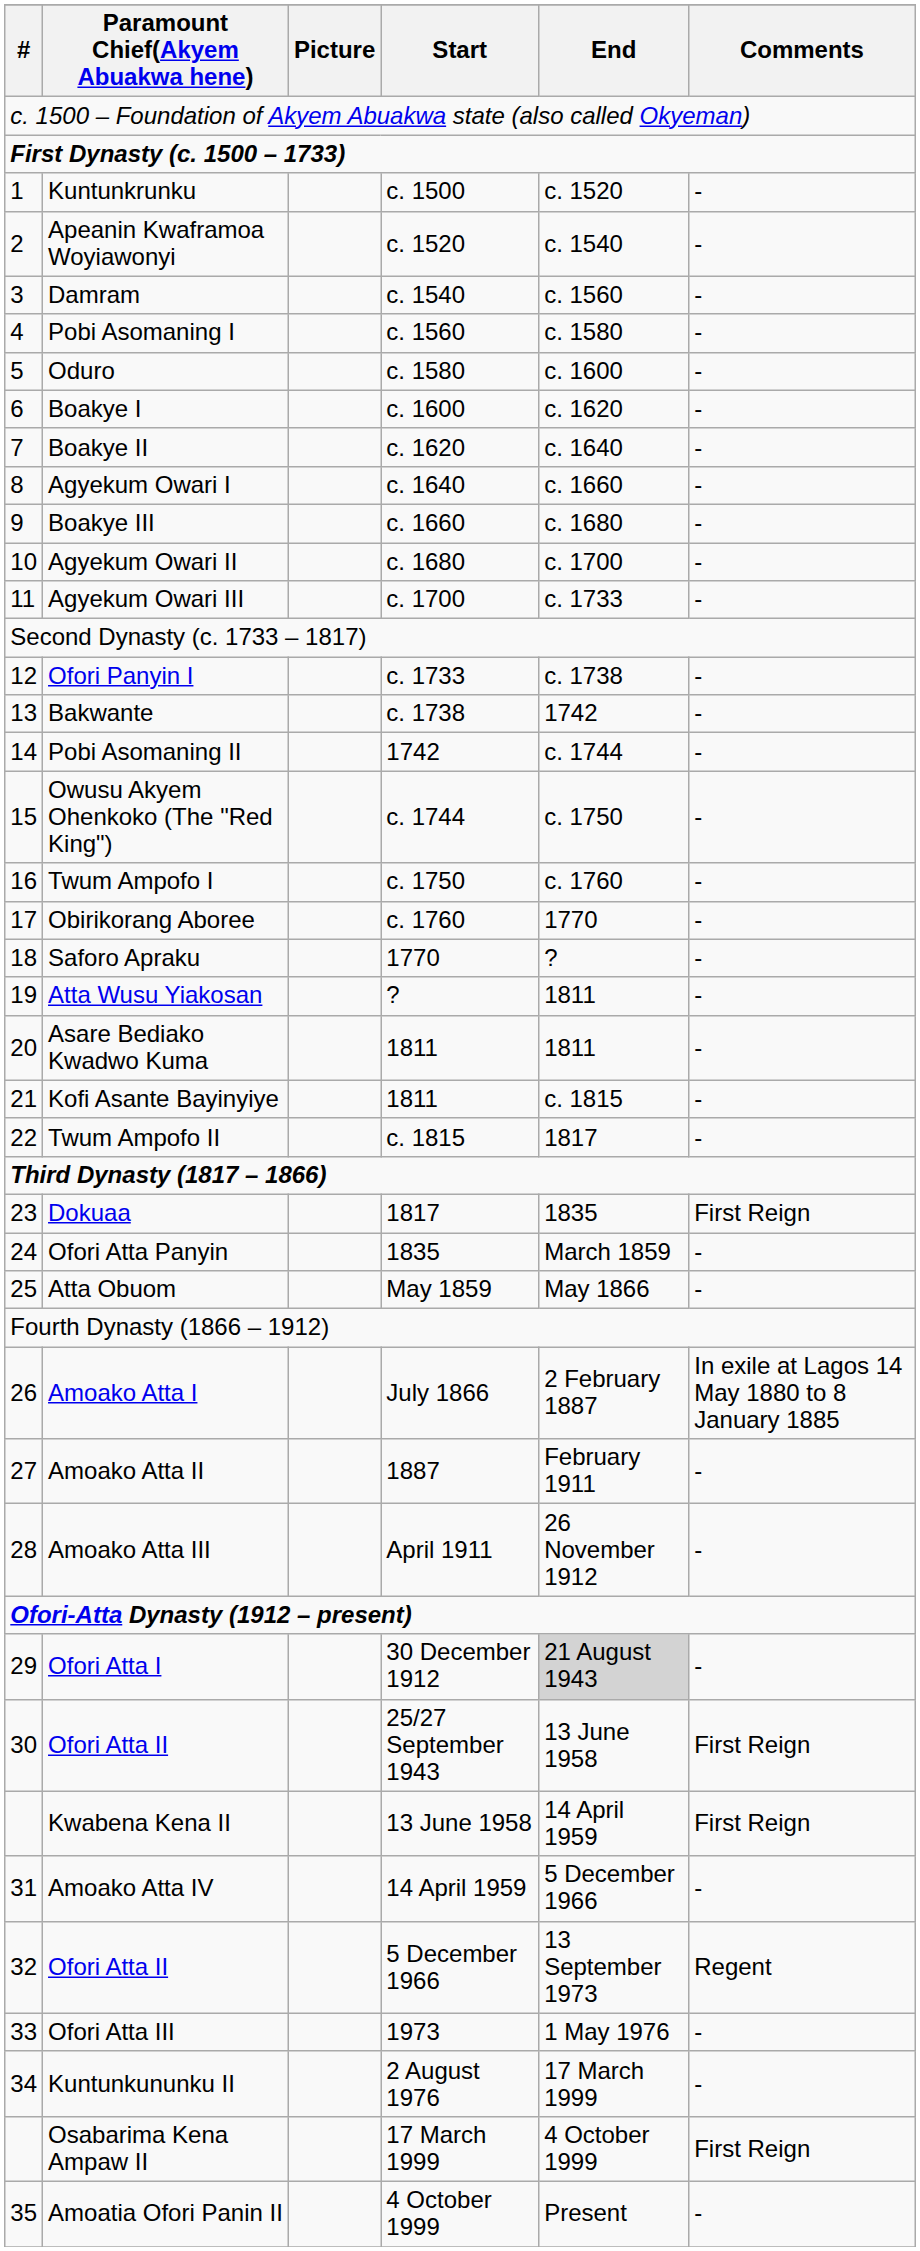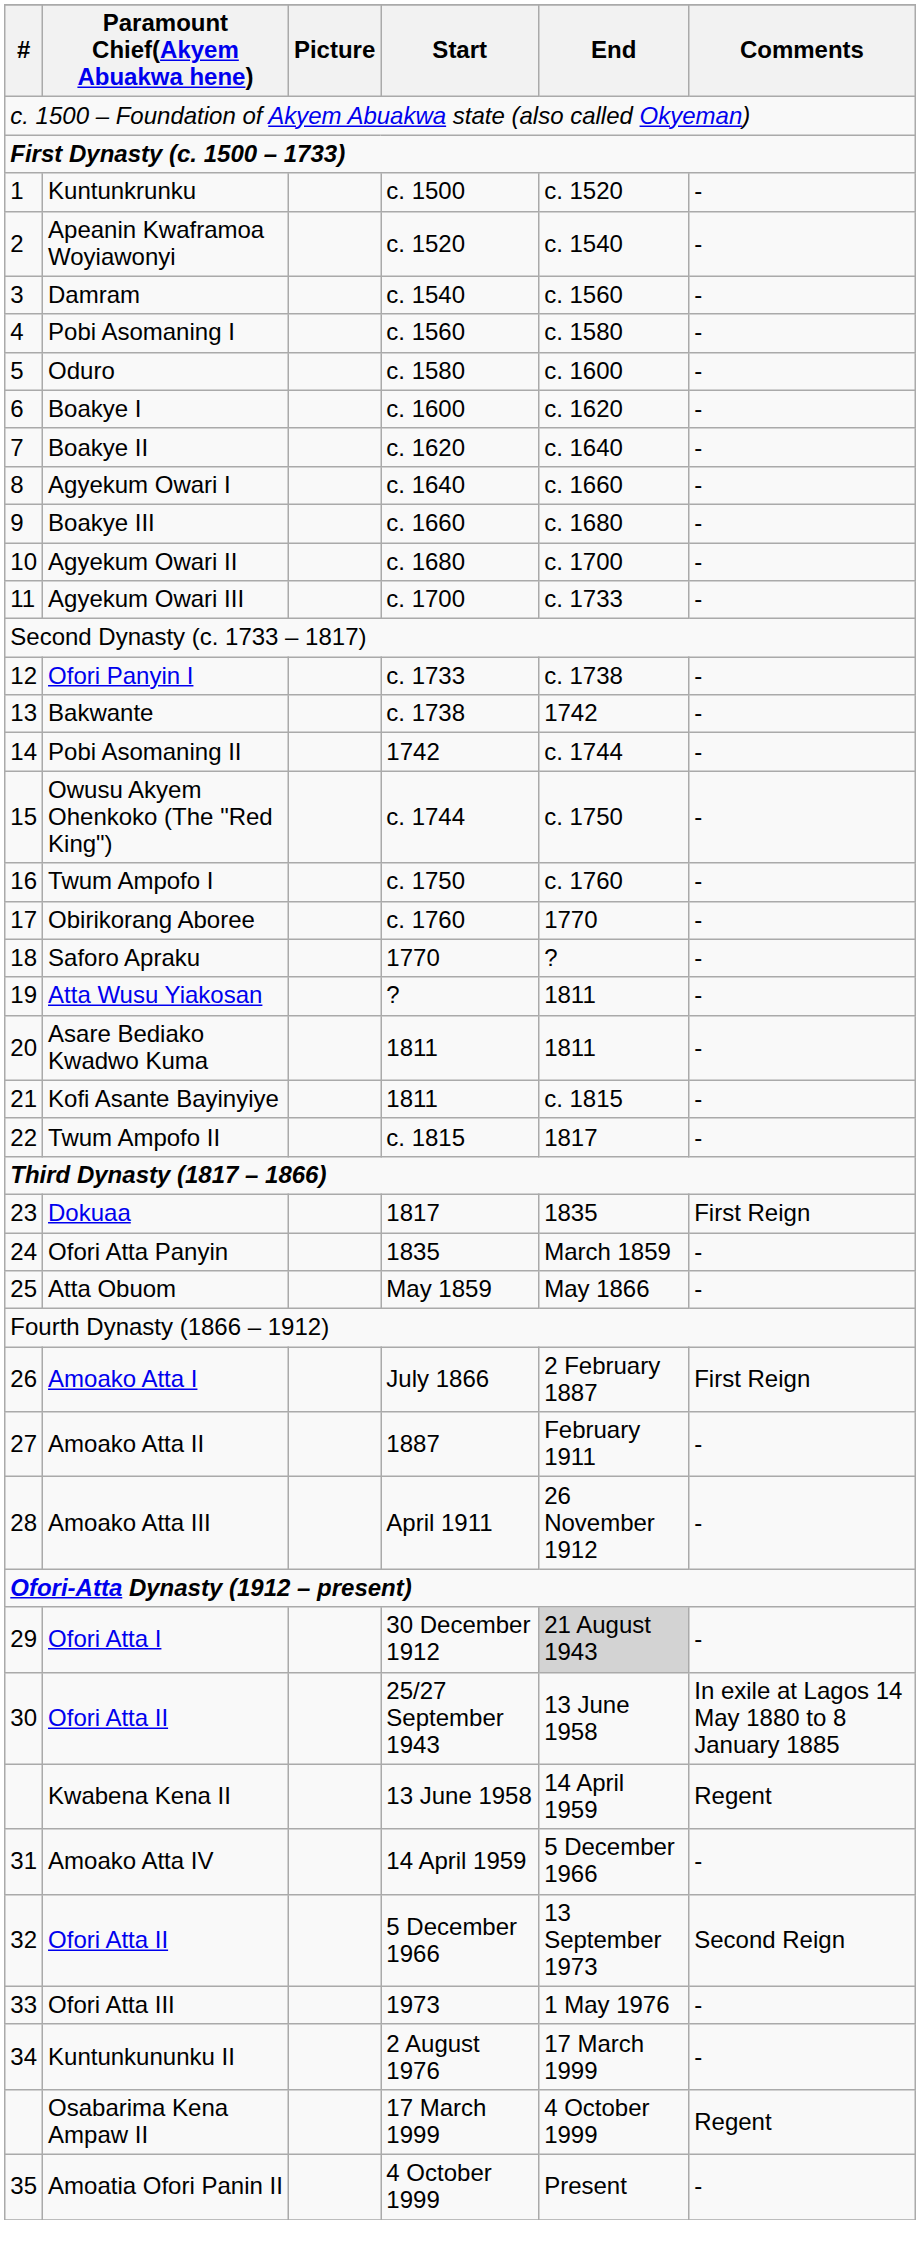(798, 1392) In exile at Lagos 14 May 1880 to 8 January 1885 -> (752, 1378) First Reign
(752, 1744) First Reign -> (798, 1717) In exile at Lagos 14 May 1880 to 8 January 1885
(752, 1823) First Reign -> (733, 1796) Regent
(733, 1966) Regent -> (770, 1939) Second Reign
(752, 2148) First Reign -> (733, 2121) Regent
